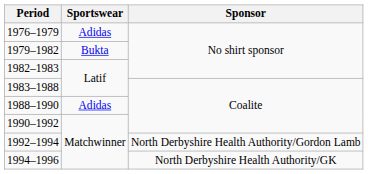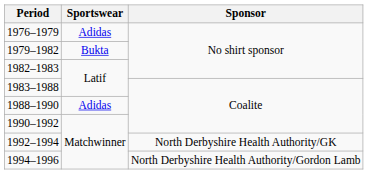(246, 142) North Derbyshire Health Authority/Gordon Lamb -> (246, 142) North Derbyshire Health Authority/GK
(246, 160) North Derbyshire Health Authority/GK -> (246, 160) North Derbyshire Health Authority/Gordon Lamb
